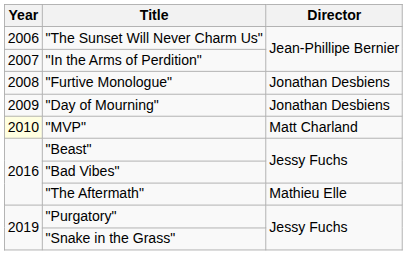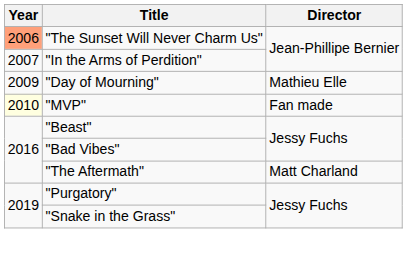(23, 37) no background -> (23, 37) lightsalmon background
- row: (109, 82)
(330, 104) Jonathan Desbiens -> (308, 82) Mathieu Elle
(314, 127) Matt Charland -> (301, 104) Fan made
(308, 194) Mathieu Elle -> (314, 171) Matt Charland
